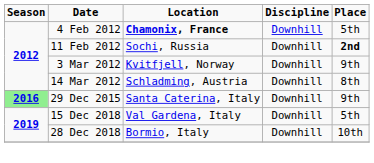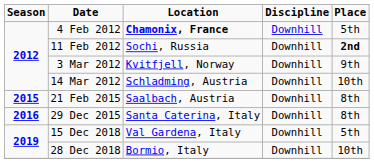(350, 82) 8th -> (350, 82) 10th
+ row: (86, 99)
(26, 99) lightgreen background -> (26, 116) no background
(350, 99) 9th -> (350, 116) 8th
